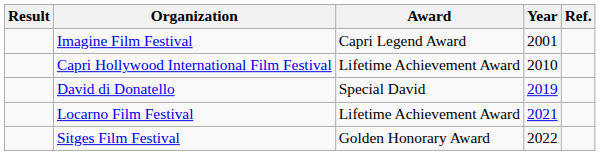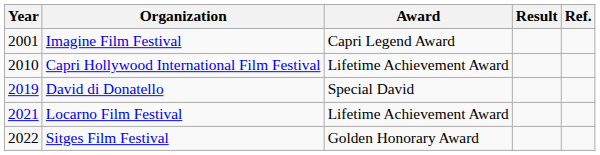columns swapped: (542, 16) <-> (29, 16)
